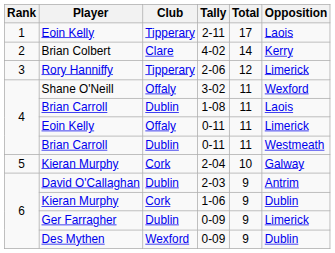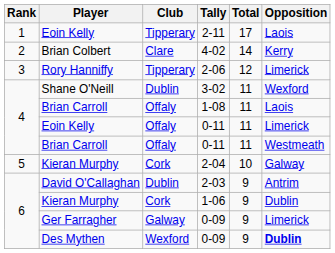(161, 88) Offaly -> (162, 88) Dublin
(162, 107) Dublin -> (161, 107) Offaly
(162, 145) Dublin -> (161, 145) Offaly
(162, 220) Dublin -> (165, 220) Galway
(282, 239) normal -> (283, 239) bold
